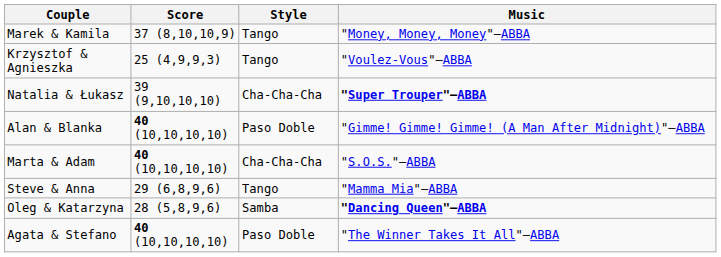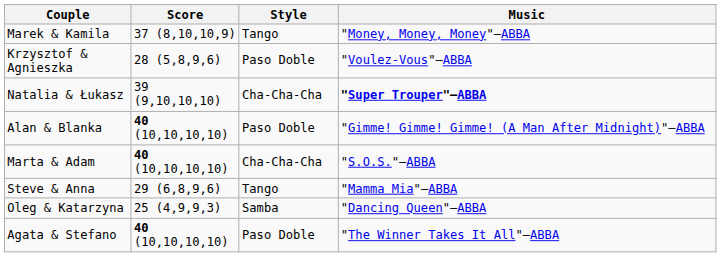(178, 61) 25 (4,9,9,3) -> (178, 61) 28 (5,8,9,6)
(260, 61) Tango -> (278, 61) Paso Doble
(178, 208) 28 (5,8,9,6) -> (178, 208) 25 (4,9,9,3)
(414, 208) bold -> (414, 208) normal
